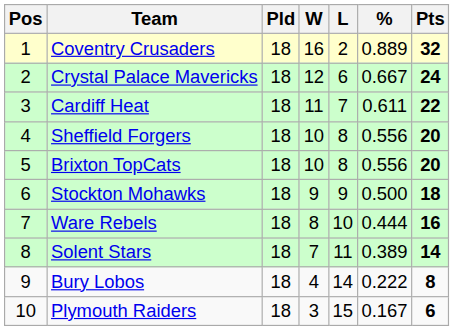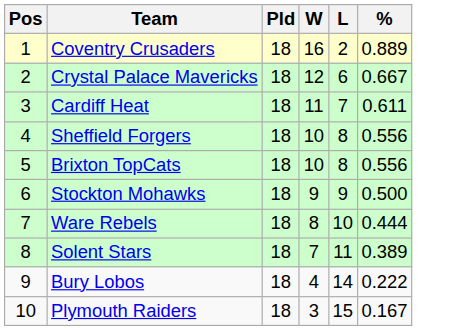- column: (430, 19)
